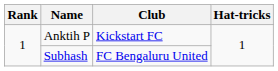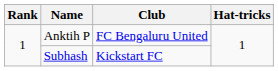(129, 35) Kickstart FC -> (152, 35) FC Bengaluru United
(152, 55) FC Bengaluru United -> (129, 55) Kickstart FC
